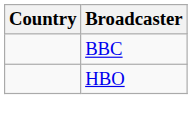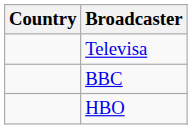+ row: (116, 49)
